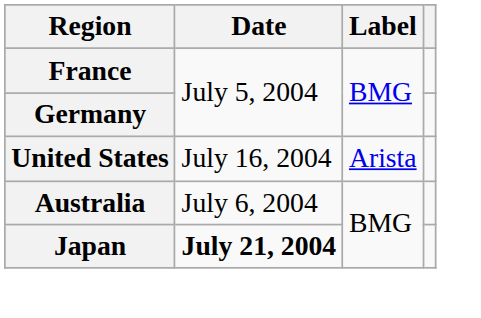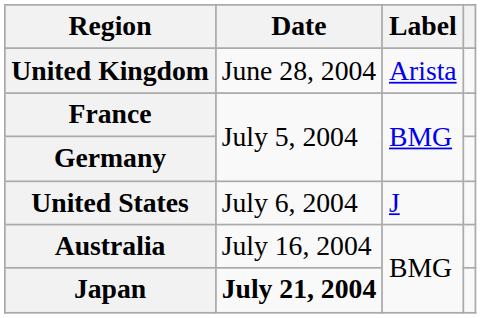+ row: (110, 70)
(257, 158) July 16, 2004 -> (290, 202) July 6, 2004
(383, 158) Arista -> (394, 202) J
(250, 202) July 6, 2004 -> (297, 245) July 16, 2004
